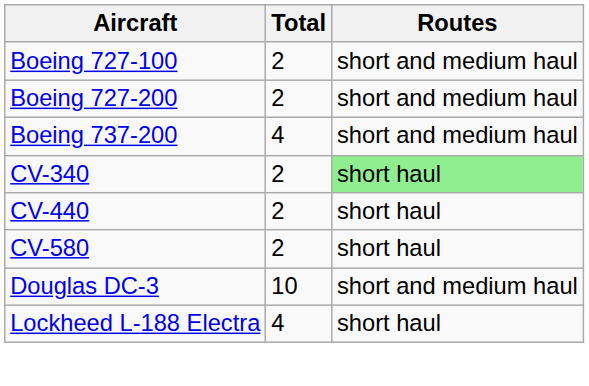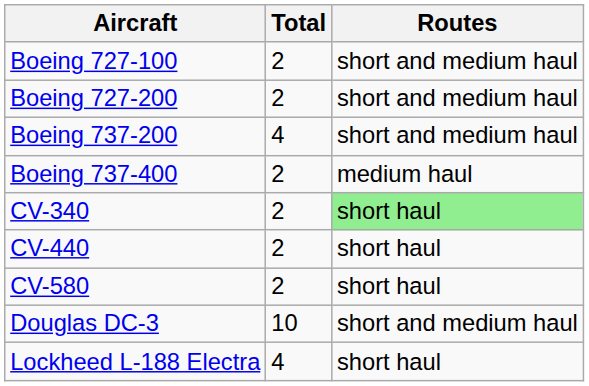+ row: (94, 173)
